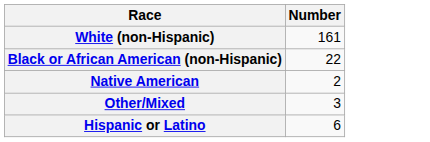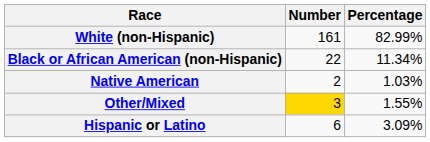+ column: (385, 15)
(337, 103) no background -> (337, 103) gold background
